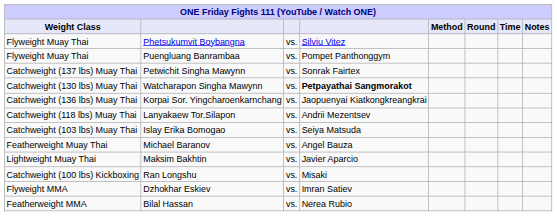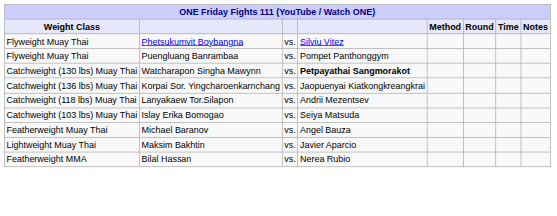- row: (194, 71)
- row: (170, 174)
- row: (177, 189)
